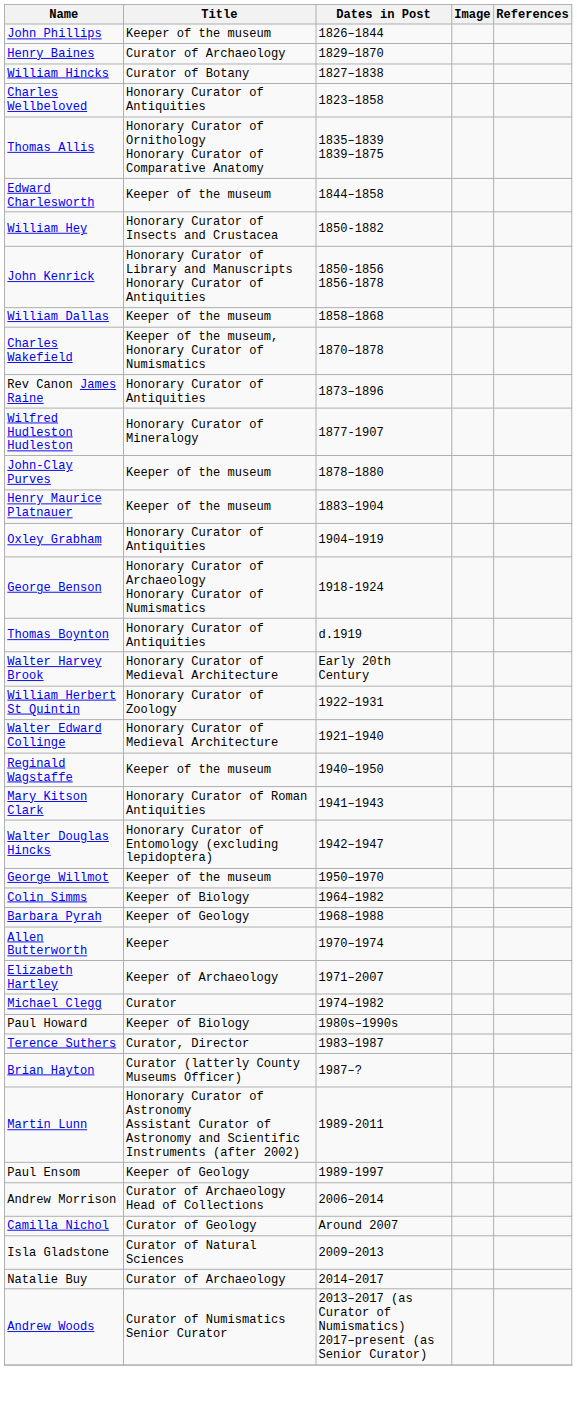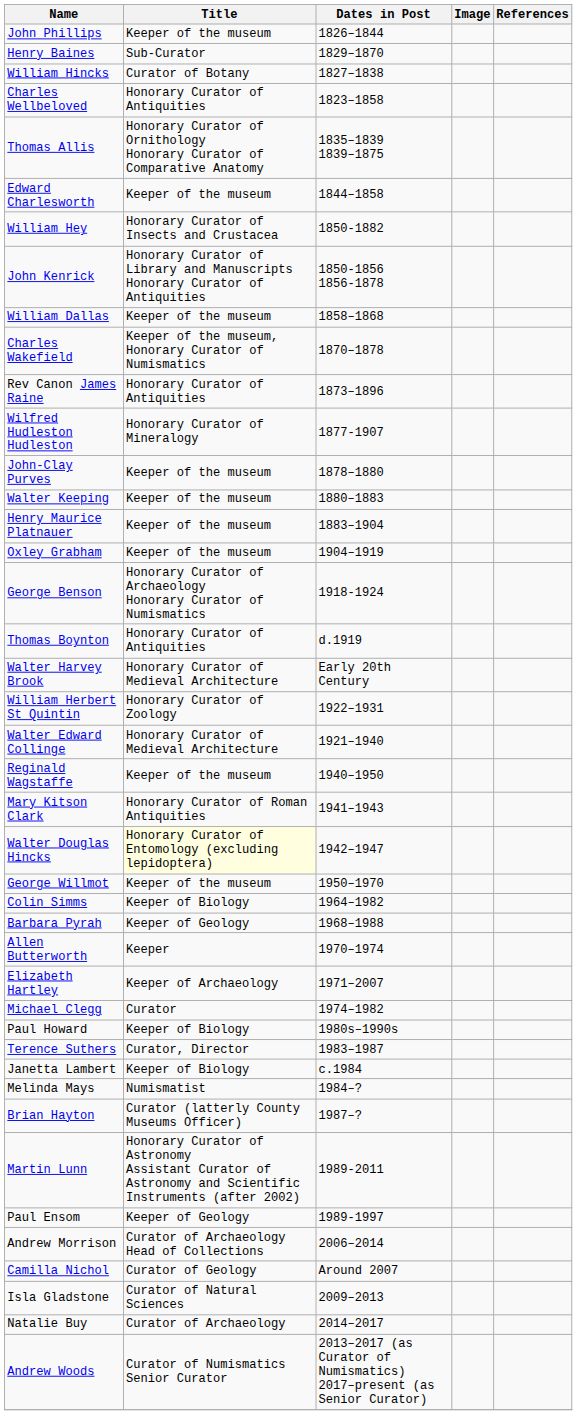(206, 54) Curator of Archaeology -> (166, 54) Sub-Curator
+ row: (58, 499)
(195, 540) Honorary Curator of Antiquities -> (199, 553) Keeper of the museum
(202, 844) no background -> (202, 850) lightyellow background
+ row: (62, 1069)
+ row: (51, 1089)
